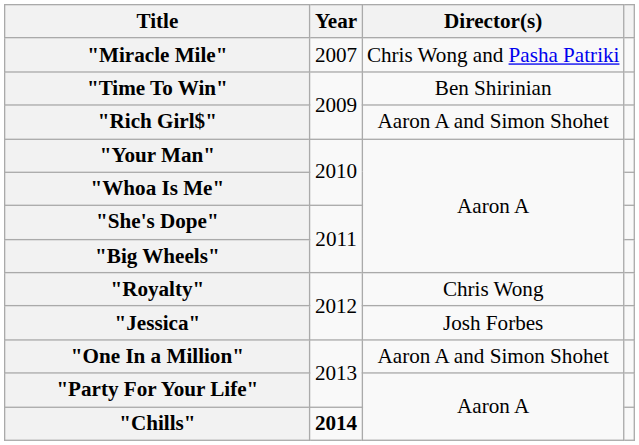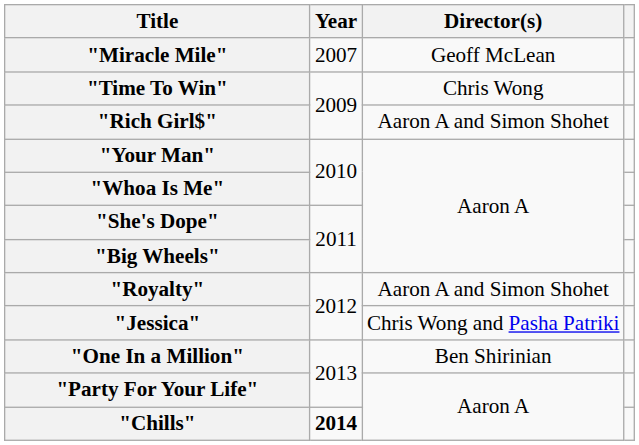(493, 54) Chris Wong and Pasha Patriki -> (493, 54) Geoff McLean
(493, 88) Ben Shirinian -> (493, 88) Chris Wong
(493, 289) Chris Wong -> (493, 289) Aaron A and Simon Shohet
(493, 322) Josh Forbes -> (493, 322) Chris Wong and Pasha Patriki
(493, 356) Aaron A and Simon Shohet -> (493, 356) Ben Shirinian
